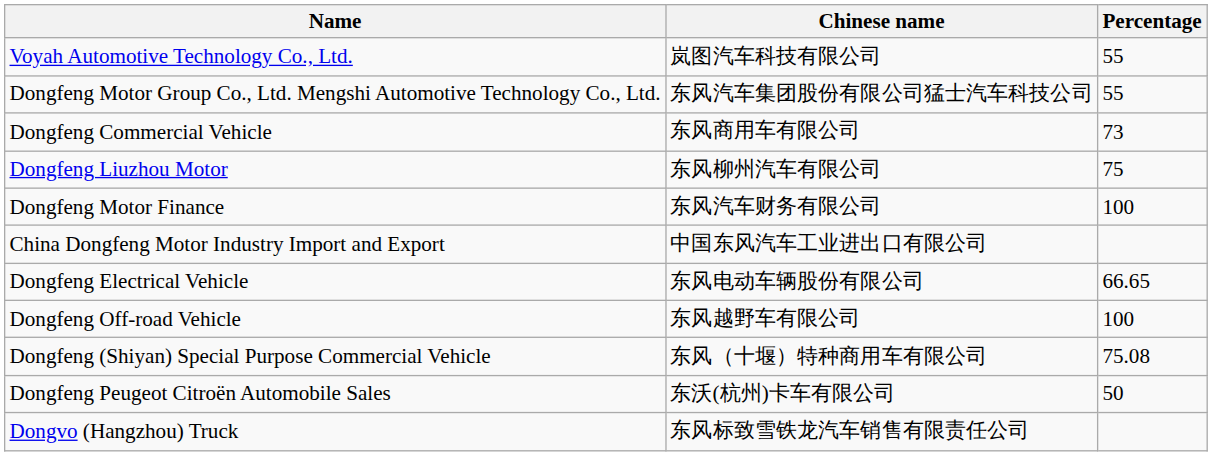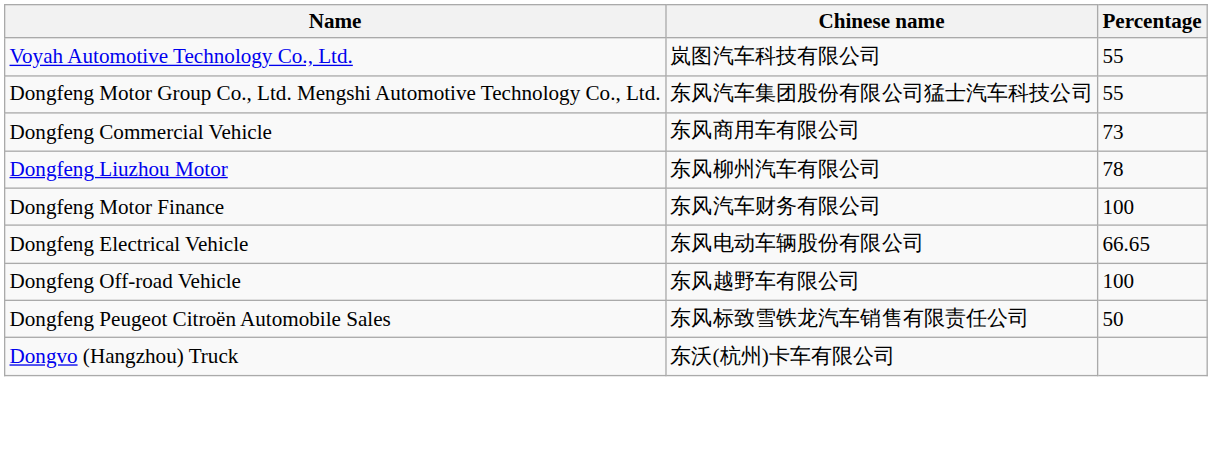(1113, 169) 75 -> (1113, 169) 78
- row: (227, 243)
- row: (250, 356)
(783, 393) 东沃(杭州)卡车有限公司 -> (850, 318) 东风标致雪铁龙汽车销售有限责任公司
(850, 430) 东风标致雪铁龙汽车销售有限责任公司 -> (783, 355) 东沃(杭州)卡车有限公司
